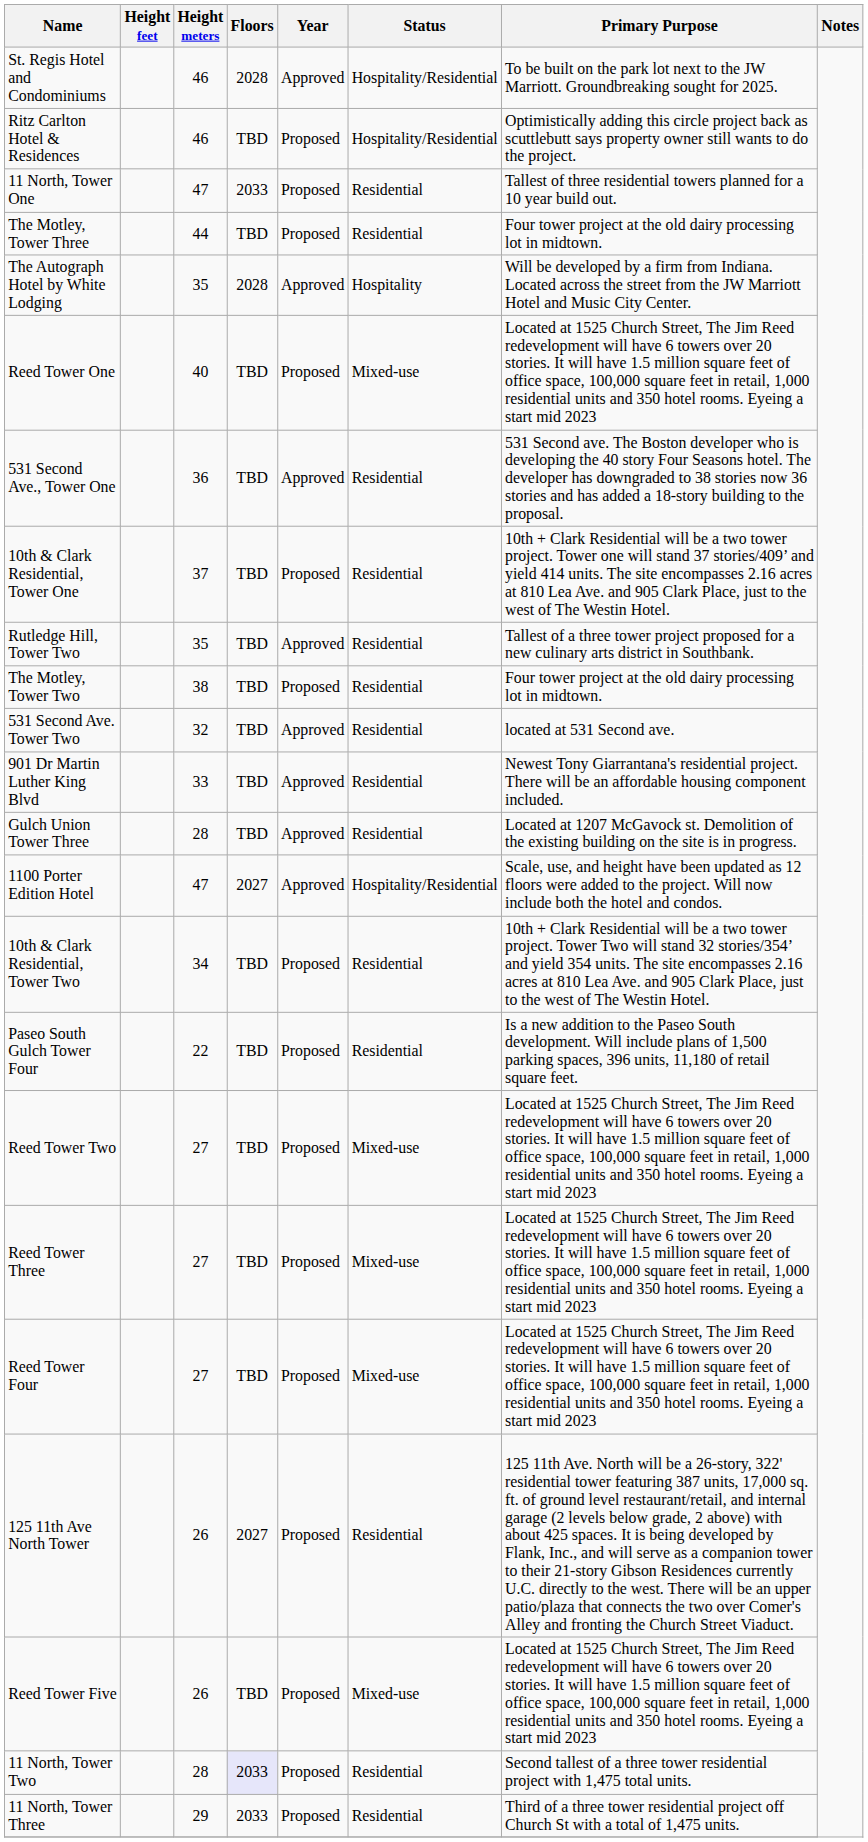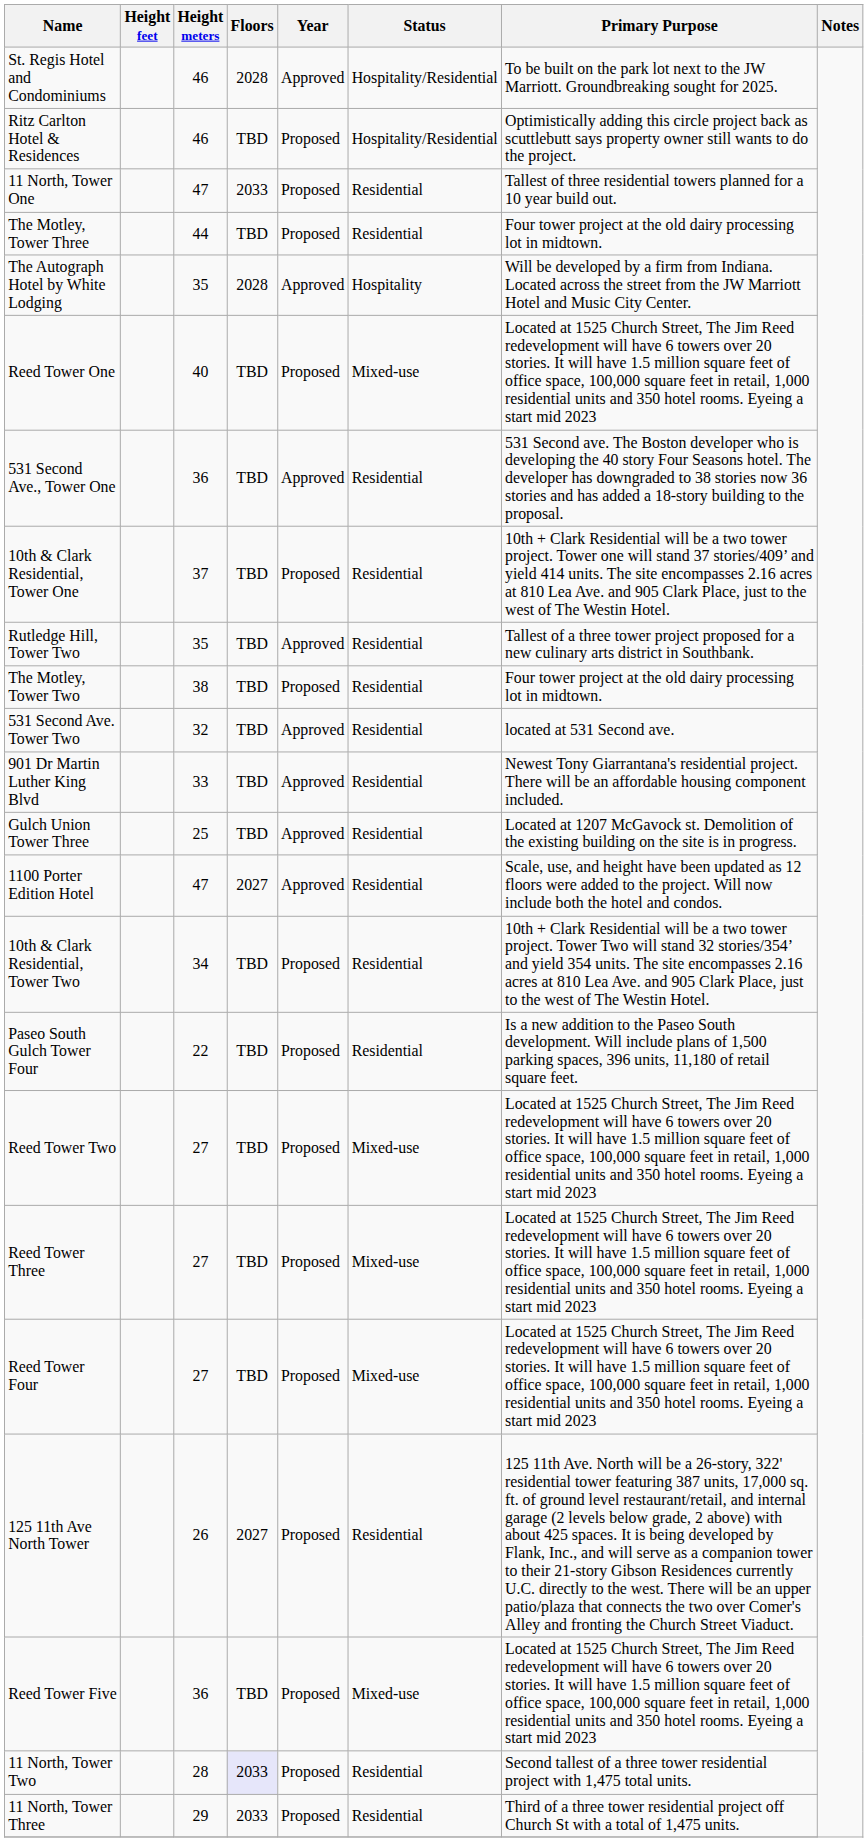(200, 833) 28 -> (200, 833) 25
(425, 885) Hospitality/Residential -> (387, 885) Residential
(200, 1693) 26 -> (200, 1693) 36
